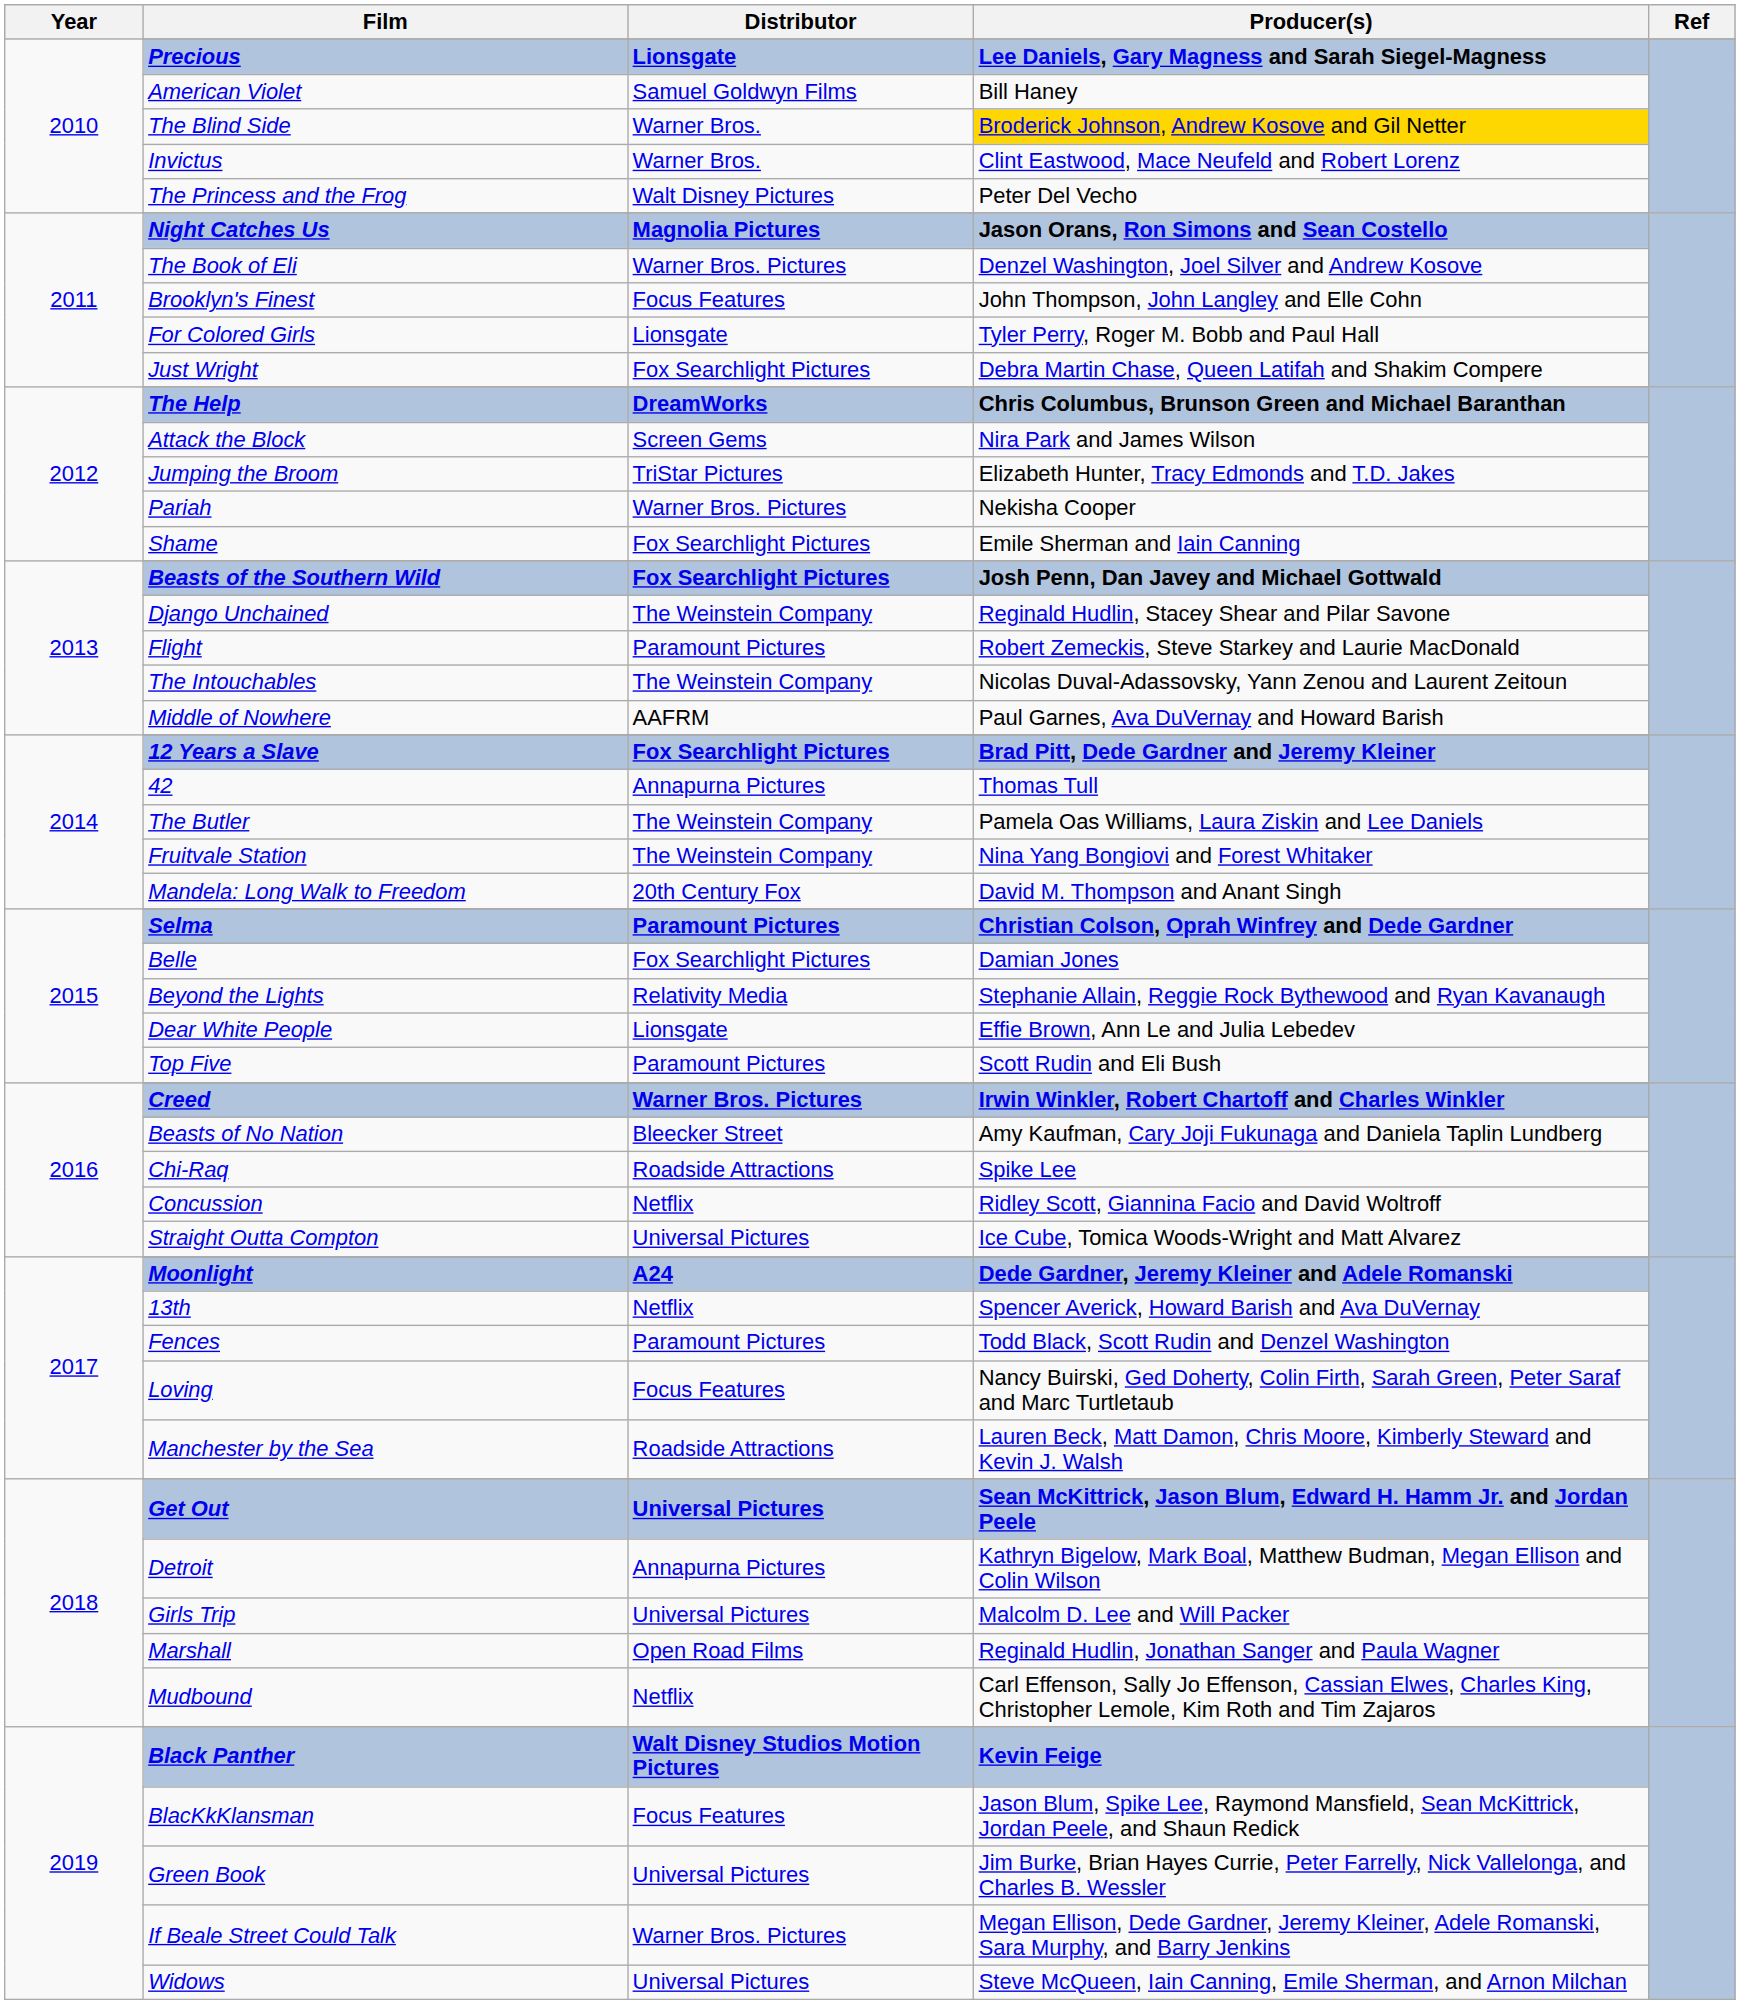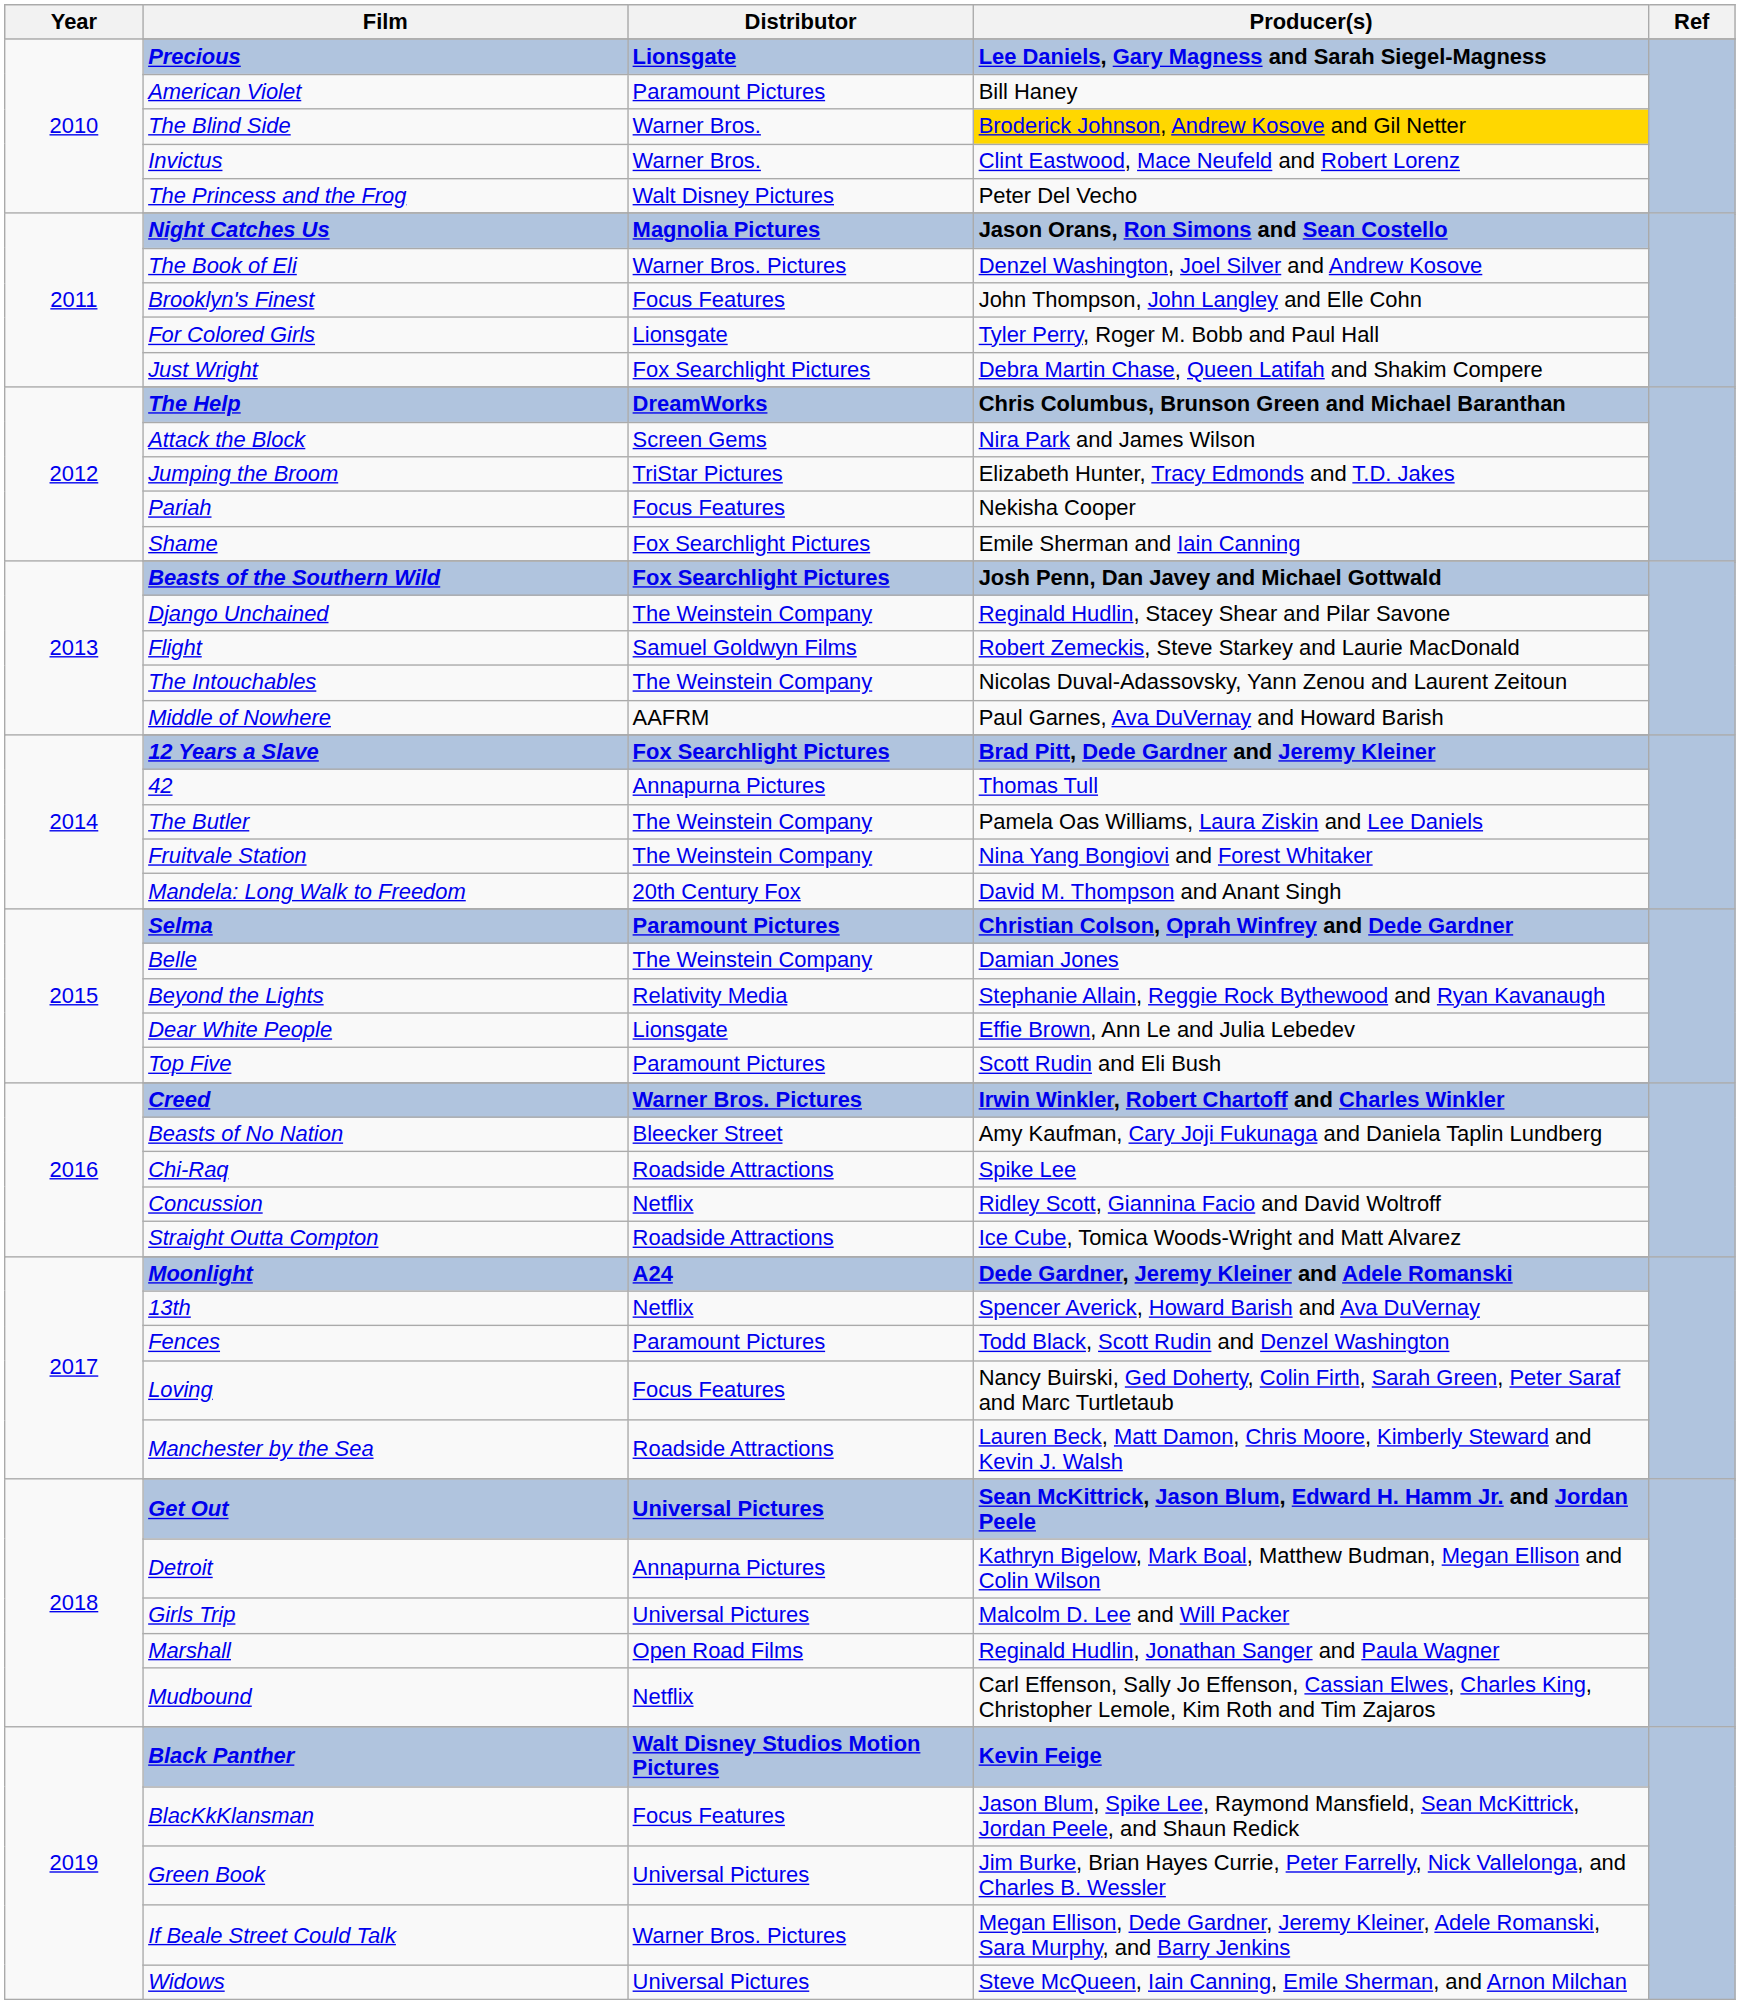(745, 91) Samuel Goldwyn Films -> (729, 91) Paramount Pictures
(739, 508) Warner Bros. Pictures -> (709, 508) Focus Features
(729, 647) Paramount Pictures -> (745, 647) Samuel Goldwyn Films
(751, 960) Fox Searchlight Pictures -> (752, 960) The Weinstein Company
(721, 1238) Universal Pictures -> (733, 1238) Roadside Attractions
